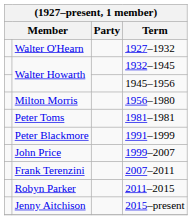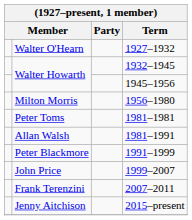+ row: (42, 135)
- row: (45, 188)
